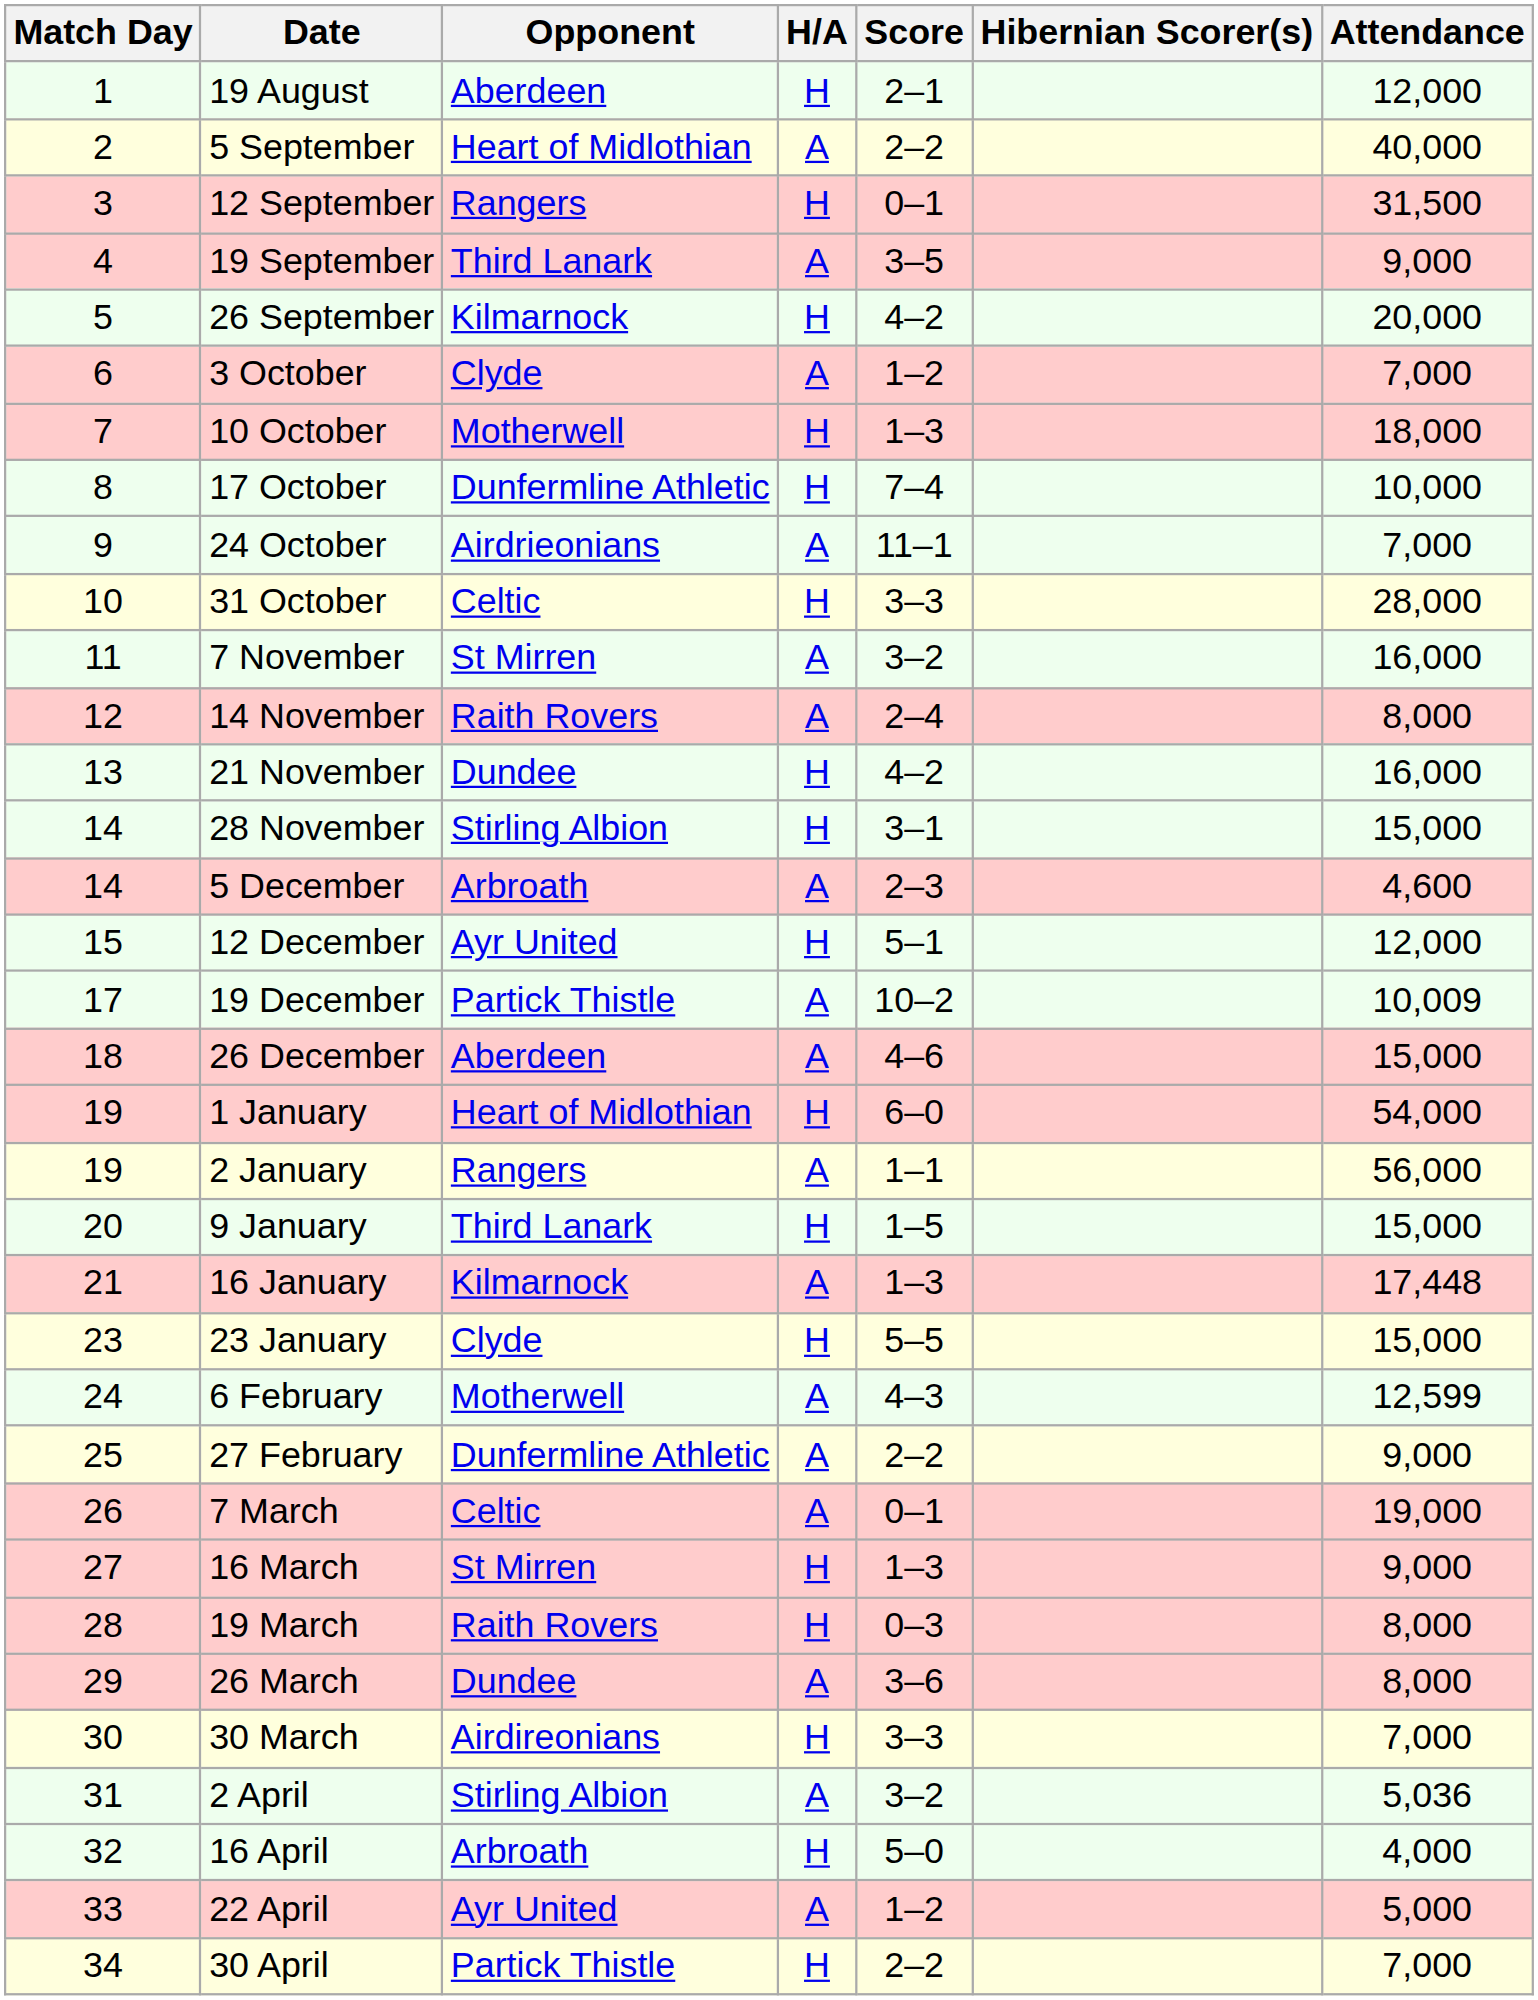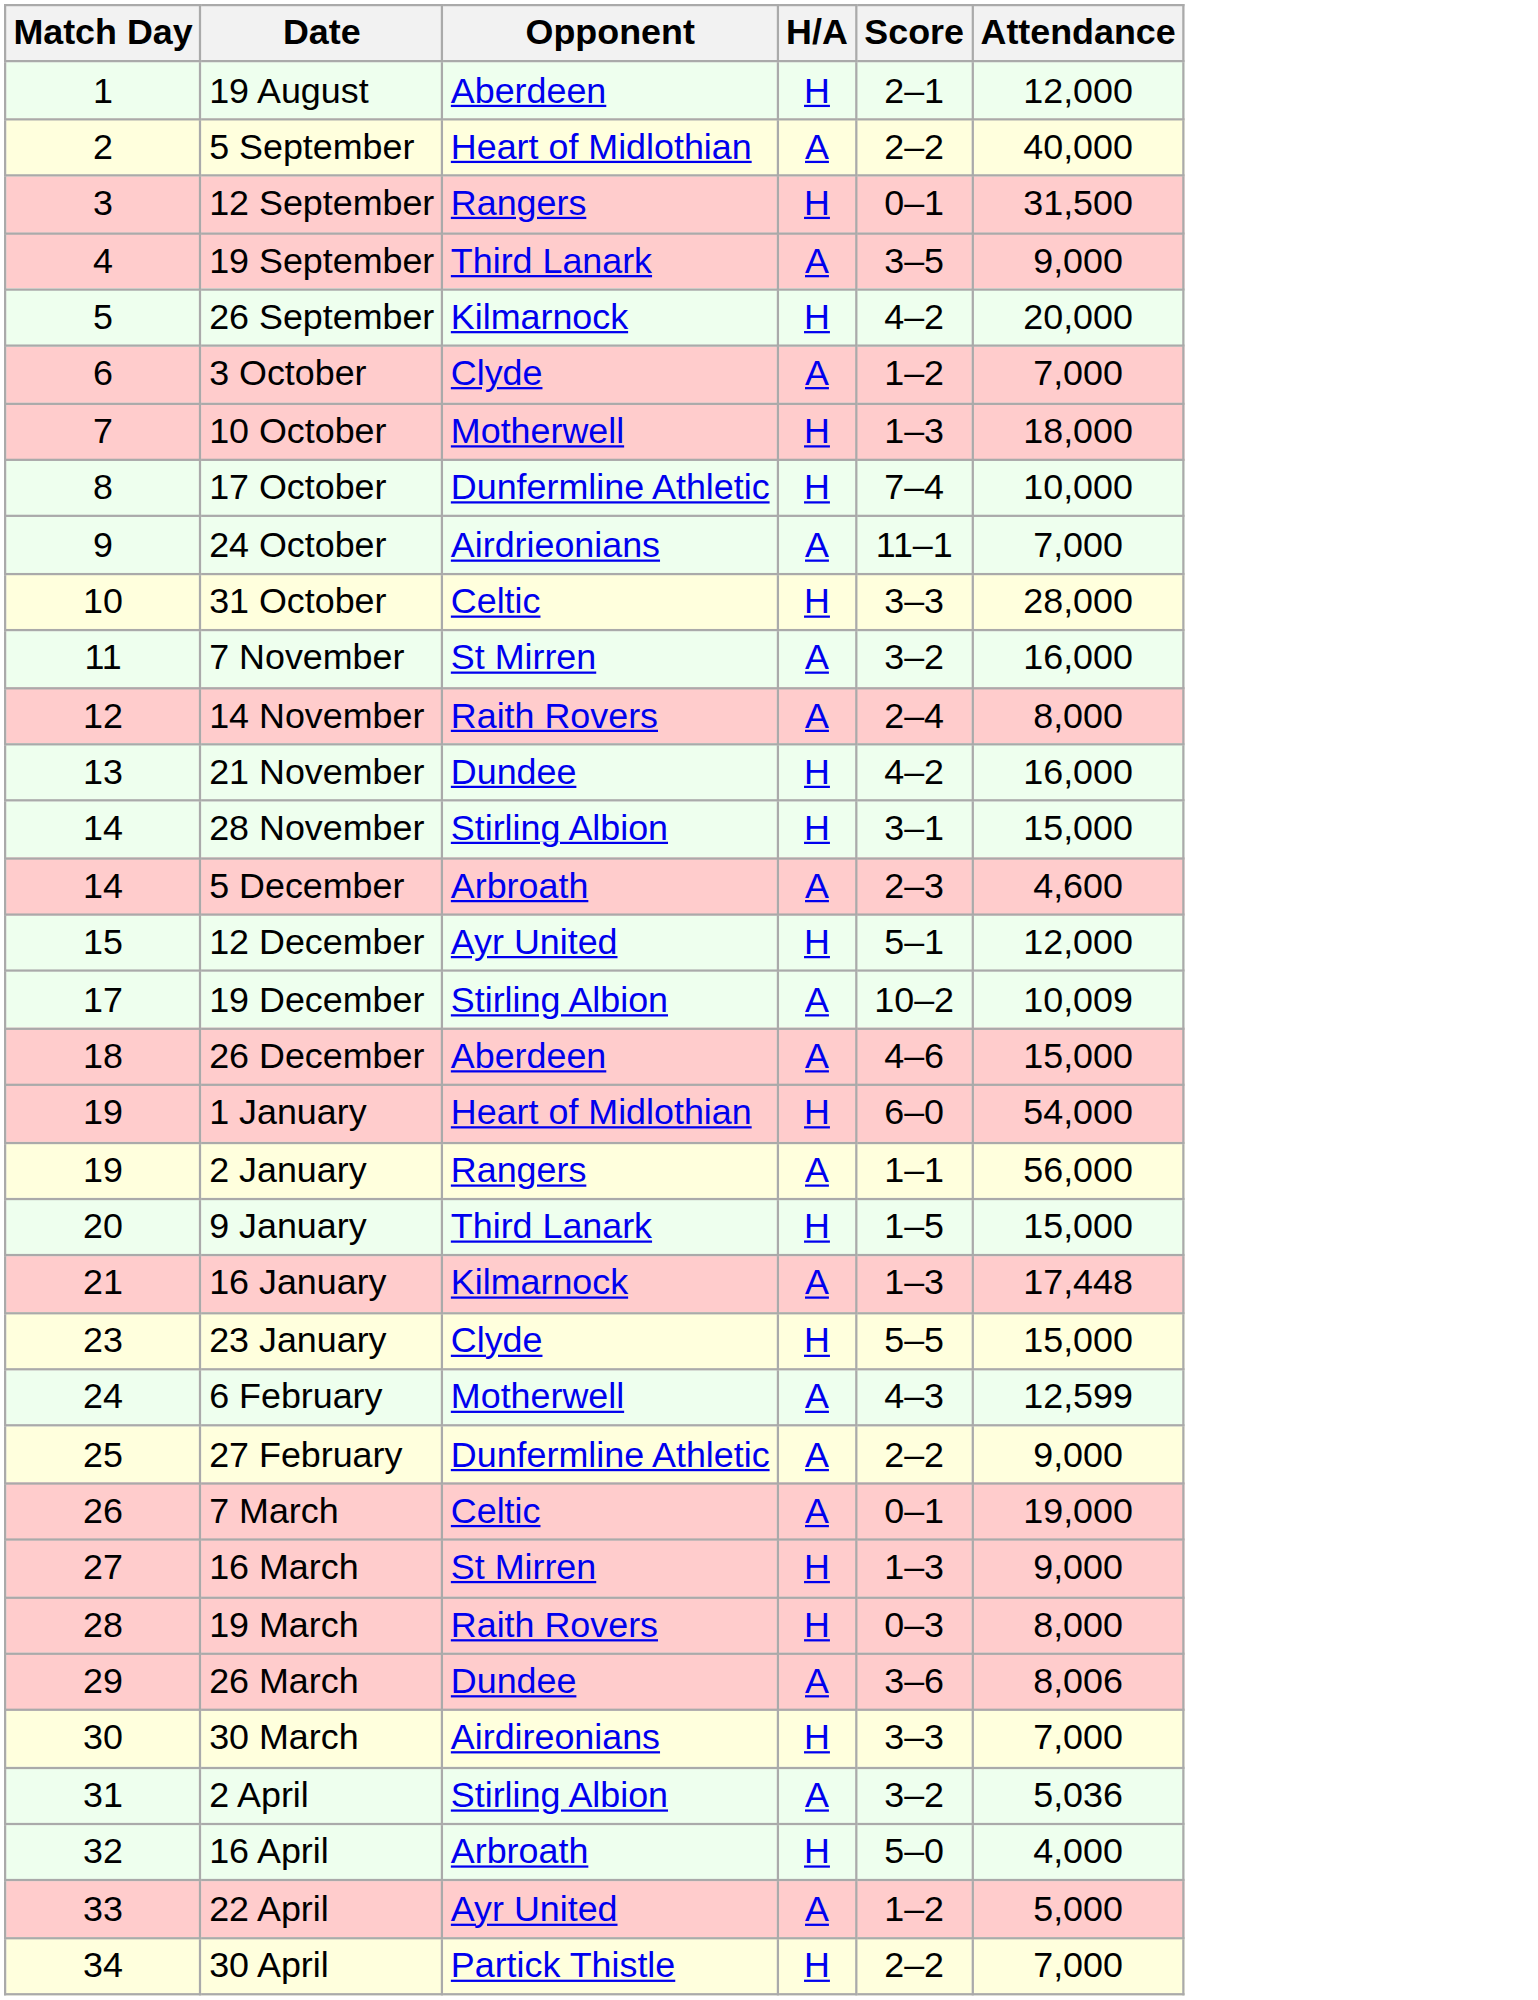- column: (1147, 32)
(563, 999) Partick Thistle -> (559, 999) Stirling Albion
(1427, 1681) 8,000 -> (1078, 1681) 8,006
